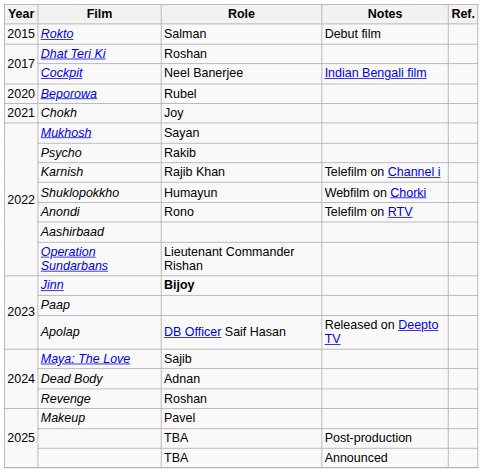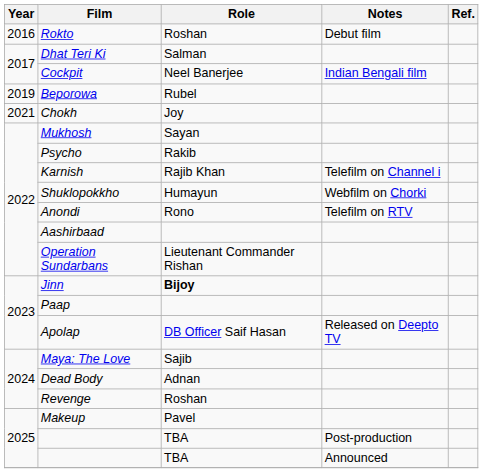(21, 34) 2015 -> (21, 34) 2016
(185, 34) Salman -> (186, 34) Roshan
(186, 53) Roshan -> (185, 53) Salman
(21, 93) 2020 -> (21, 93) 2019
